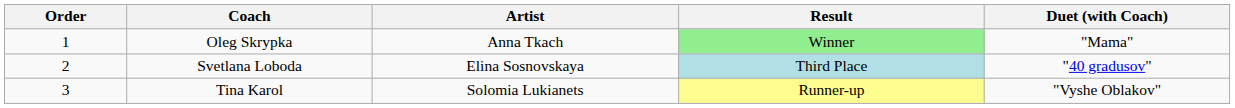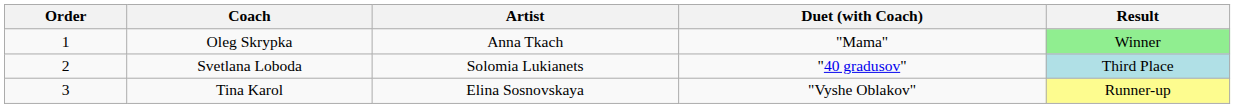columns swapped: (1107, 16) <-> (831, 16)
(525, 66) Elina Sosnovskaya -> (525, 66) Solomia Lukianets
(525, 90) Solomia Lukianets -> (525, 90) Elina Sosnovskaya
